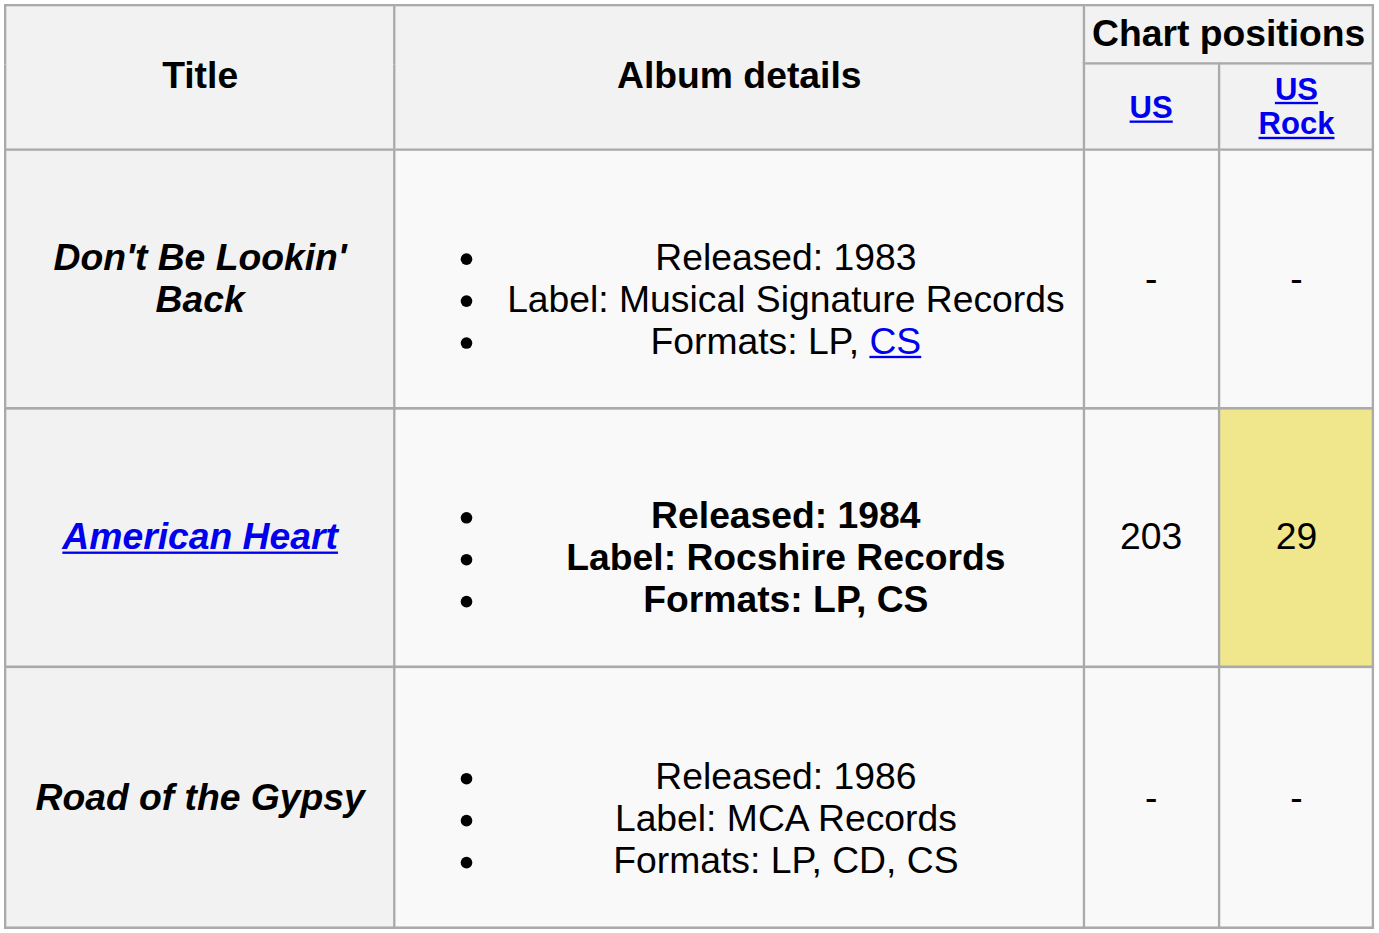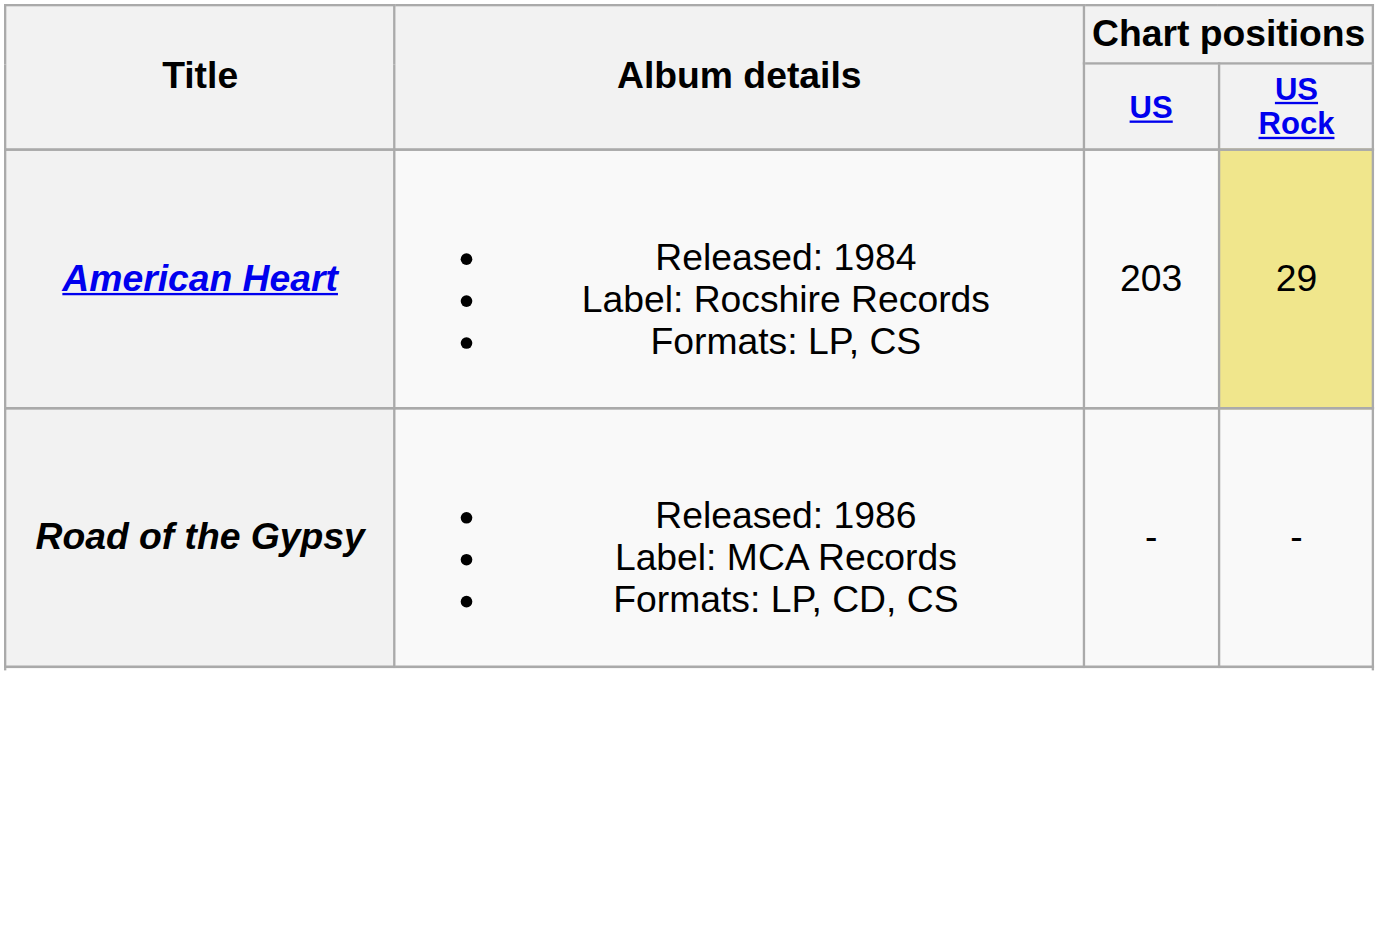- row: (200, 277)
(739, 559) bold -> (739, 300) normal
